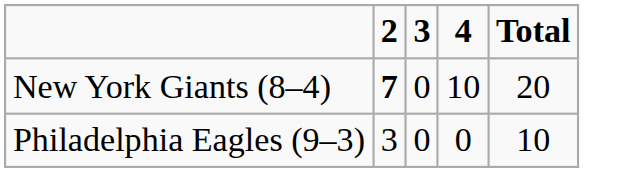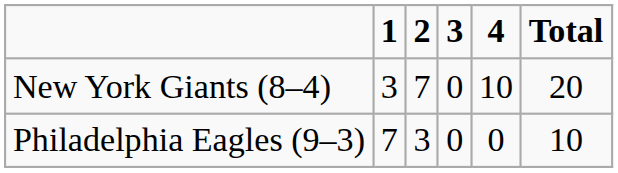+ column: (389, 31)
(389, 85) bold -> (422, 85) normal
